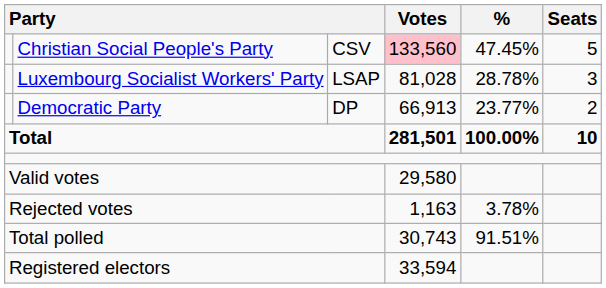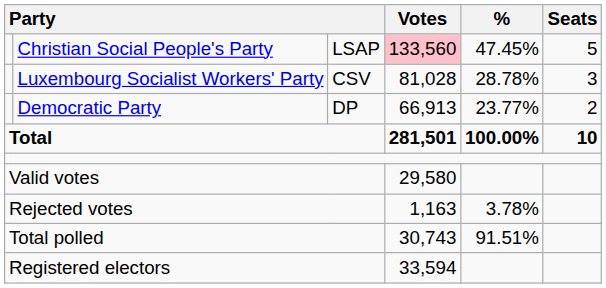(351, 49) CSV -> (356, 49) LSAP
(356, 78) LSAP -> (351, 78) CSV
